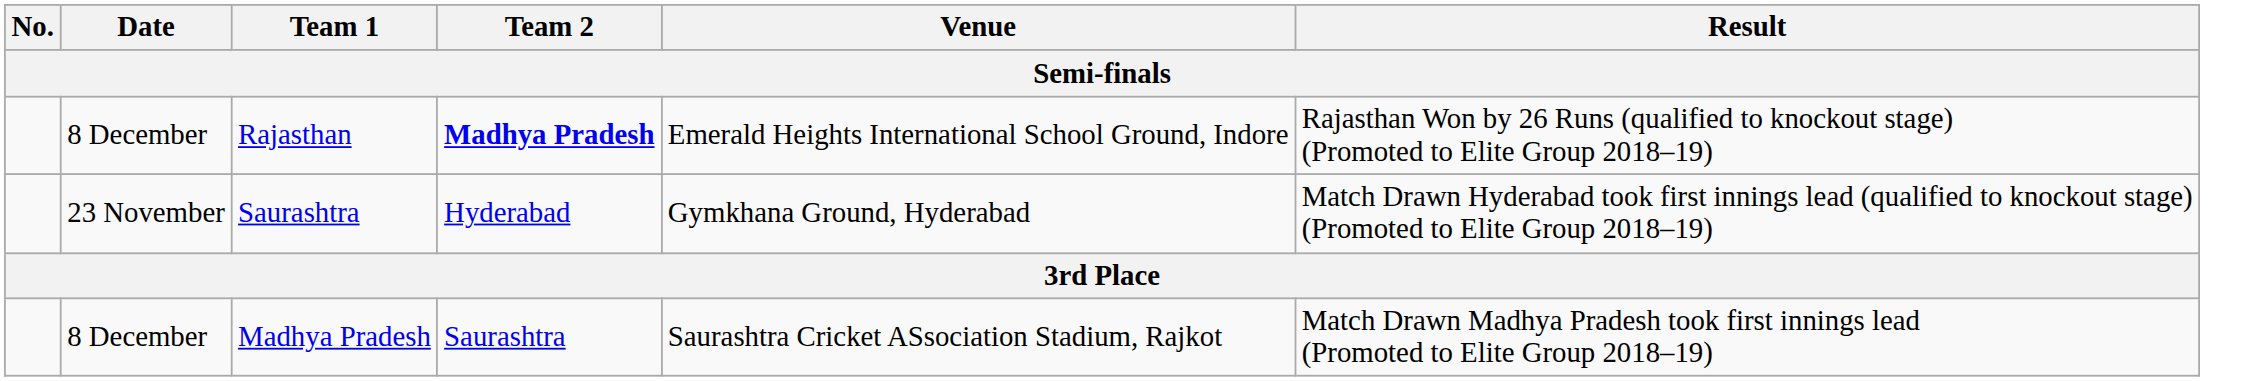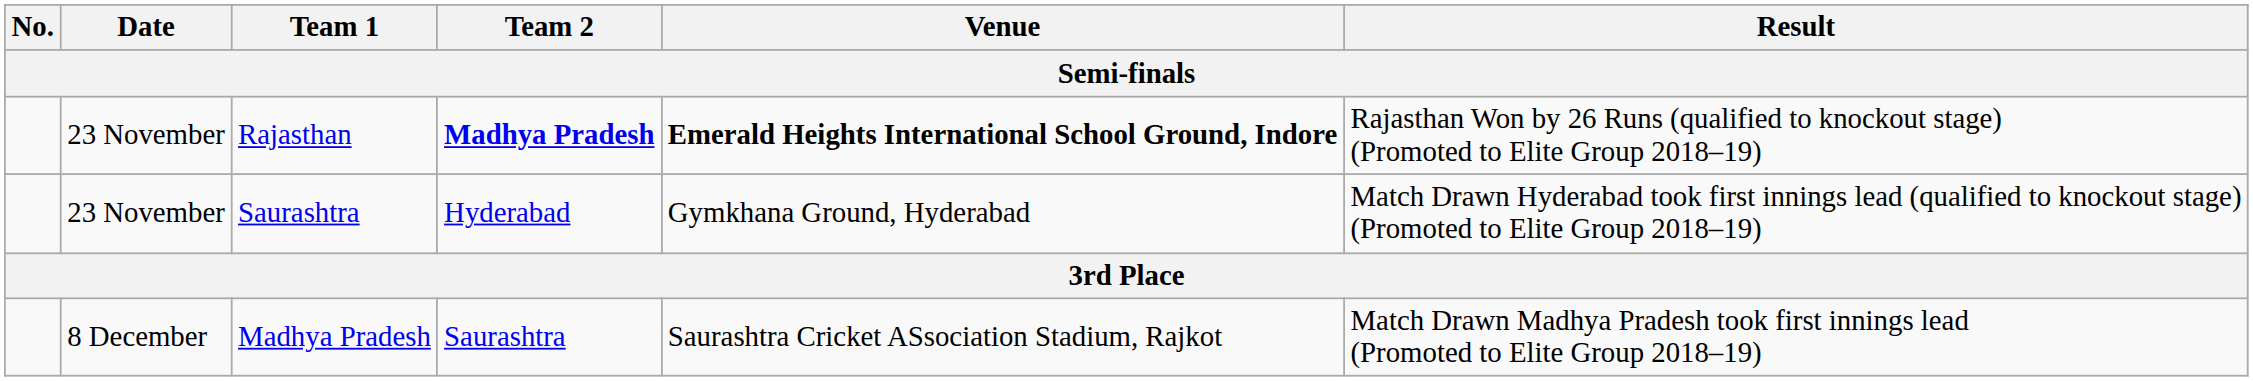(137, 134) 8 December -> (146, 134) 23 November
(978, 134) normal -> (1003, 134) bold
